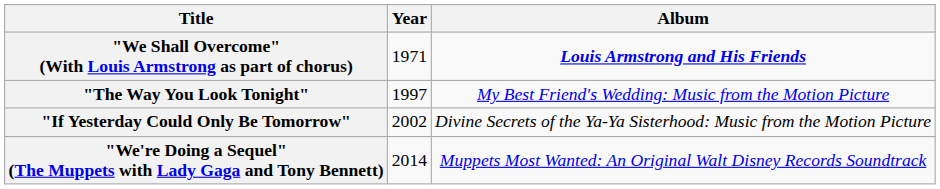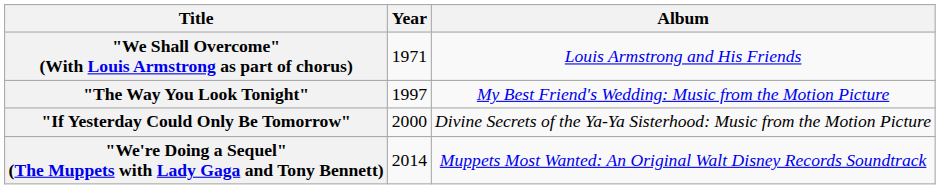(683, 56) bold -> (683, 56) normal
(409, 121) 2002 -> (409, 121) 2000
